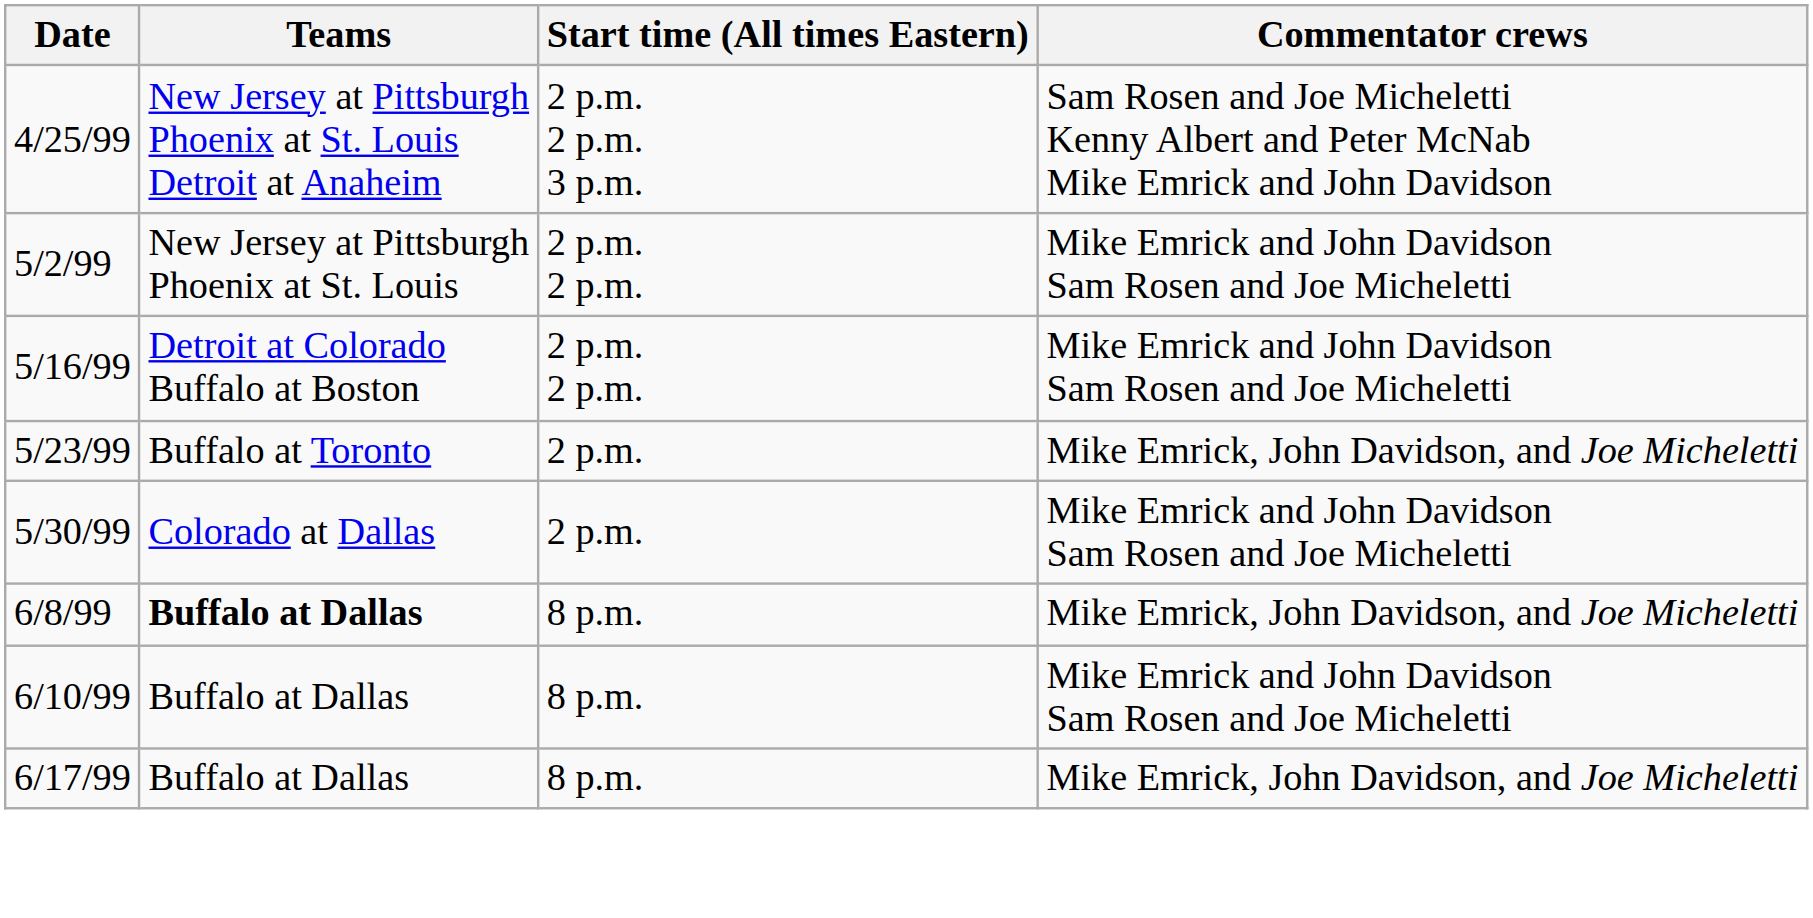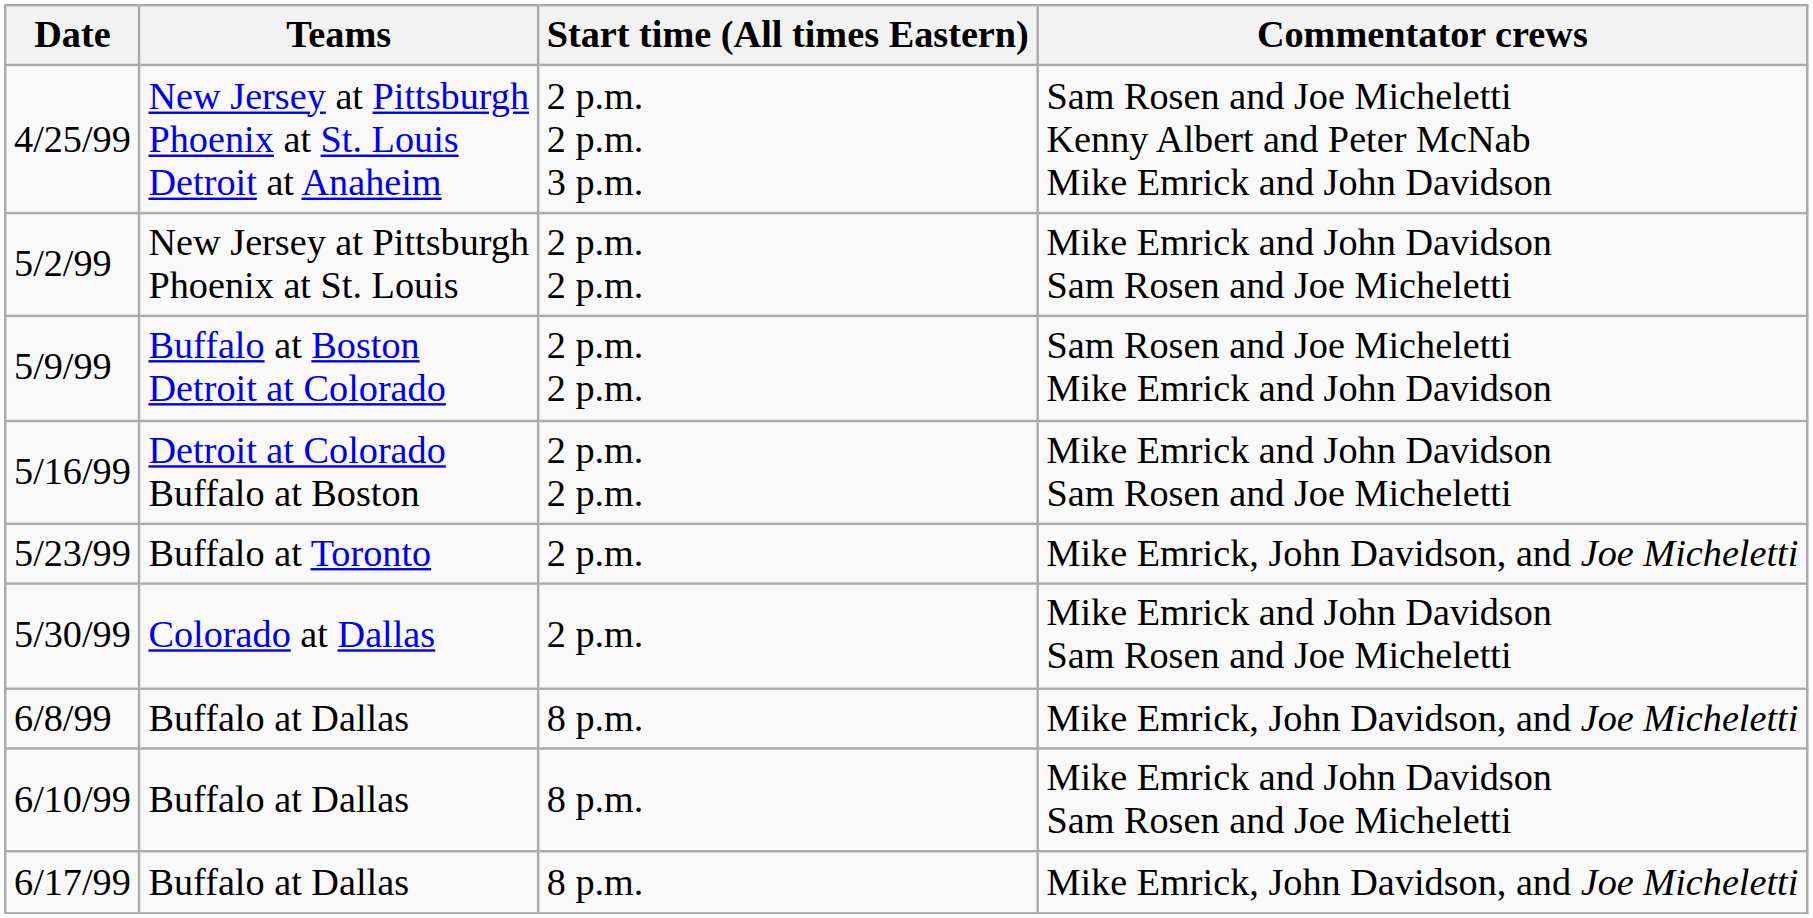+ row: (63, 367)
(286, 613) bold -> (279, 717) normal
